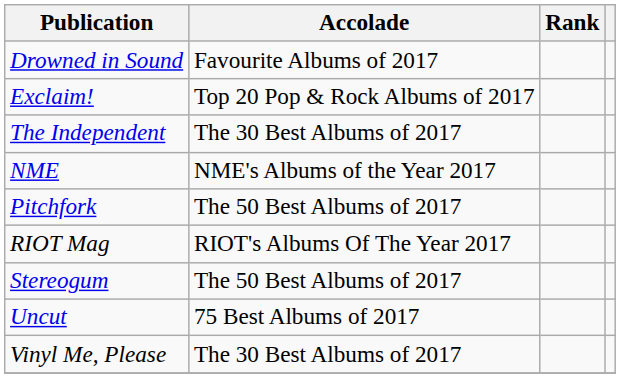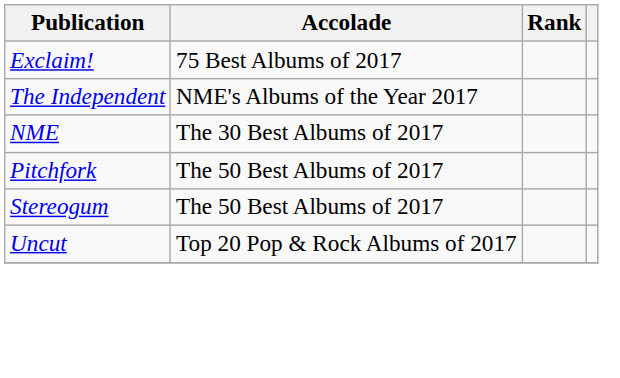- row: (97, 59)
(364, 96) Top 20 Pop & Rock Albums of 2017 -> (289, 59) 75 Best Albums of 2017
(328, 133) The 30 Best Albums of 2017 -> (327, 96) NME's Albums of the Year 2017
(345, 170) NME's Albums of the Year 2017 -> (310, 133) The 30 Best Albums of 2017
- row: (60, 243)
(307, 317) 75 Best Albums of 2017 -> (346, 243) Top 20 Pop & Rock Albums of 2017
- row: (88, 354)
